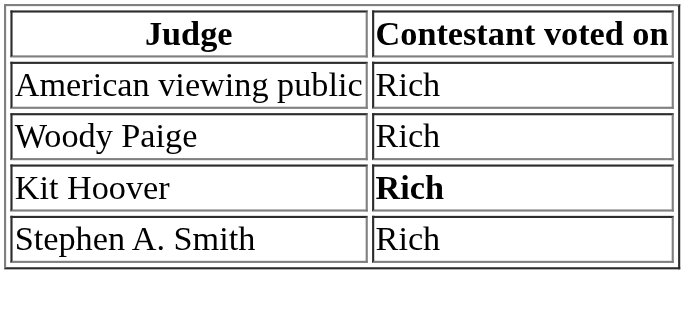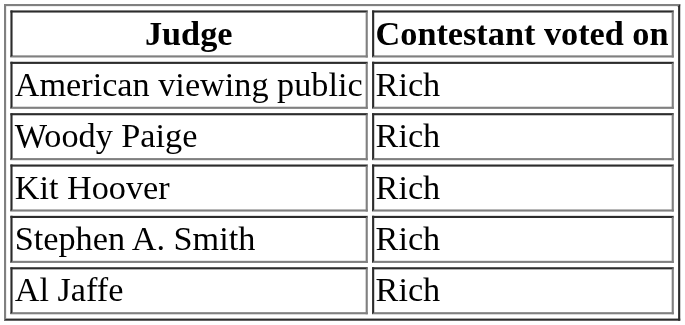(410, 187) bold -> (408, 187) normal
+ row: (69, 290)
